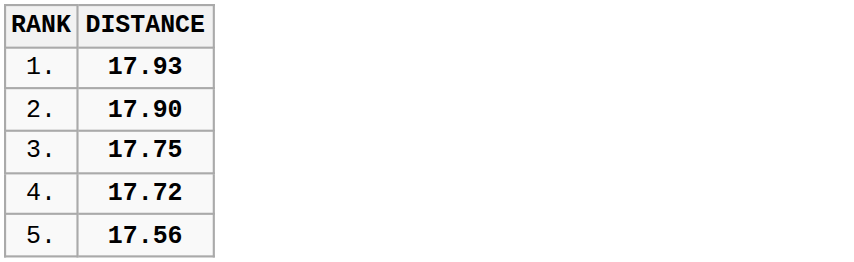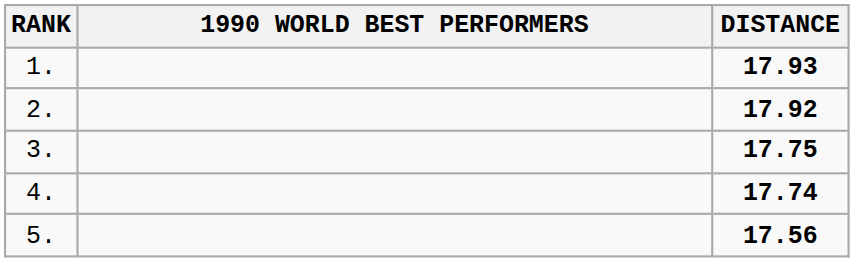+ column: (394, 26)
(145, 109) 17.90 -> (780, 109) 17.92
(145, 193) 17.72 -> (780, 193) 17.74
